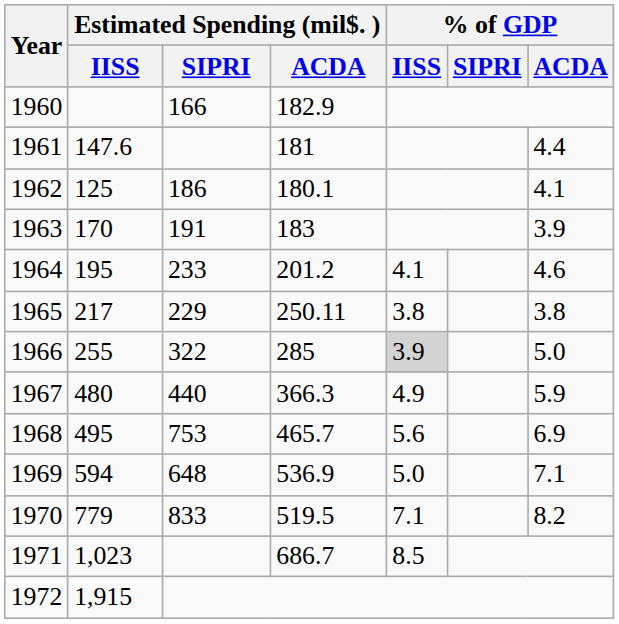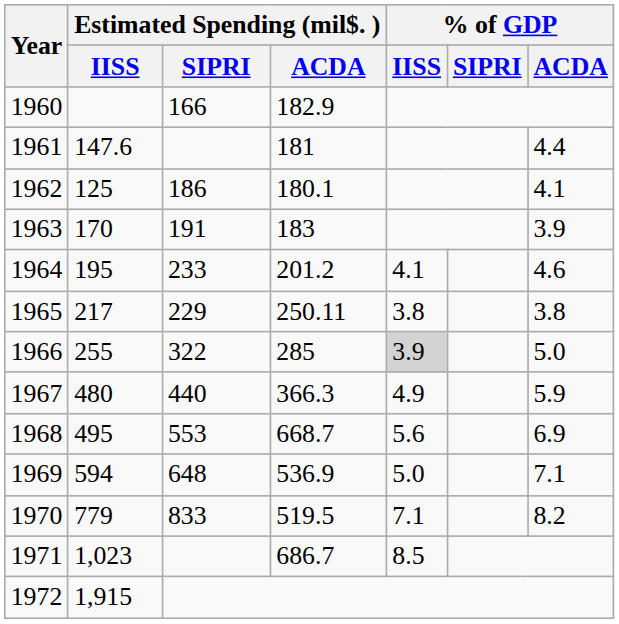(187, 433) 753 -> (187, 433) 553
(305, 433) 465.7 -> (305, 433) 668.7
